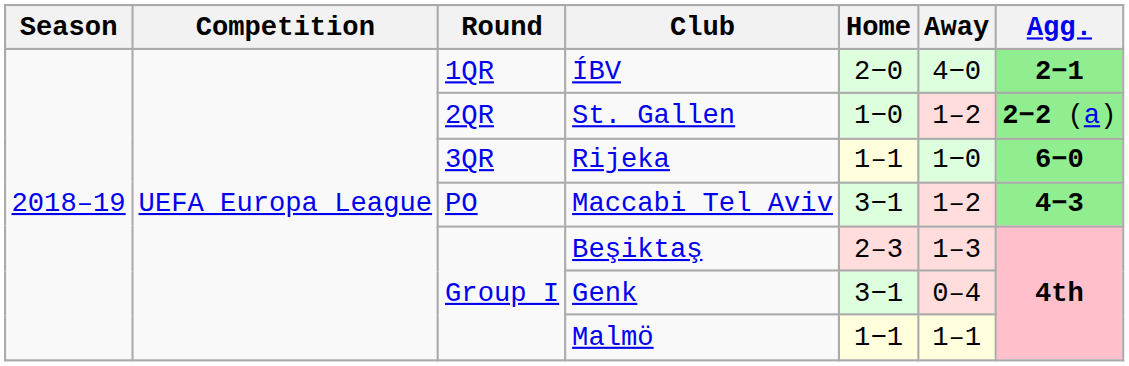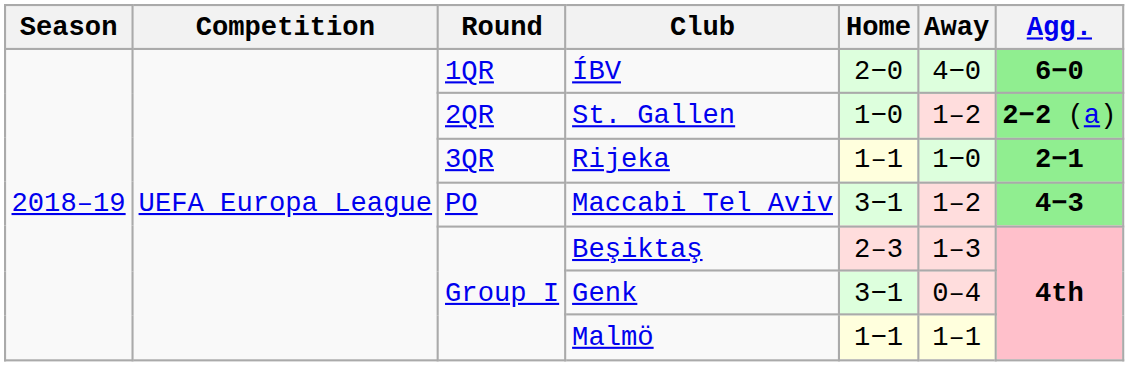(1059, 71) 2−1 -> (1059, 71) 6−0
(1059, 160) 6−0 -> (1059, 160) 2−1
